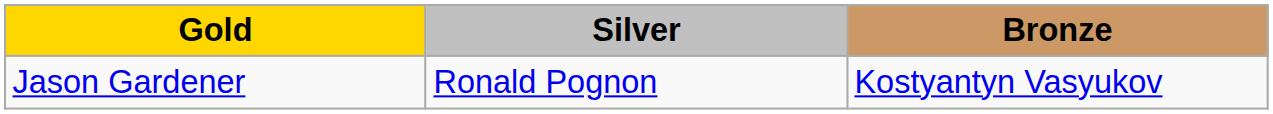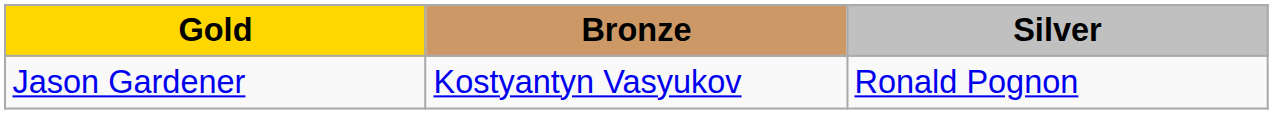columns swapped: (636, 30) <-> (1057, 30)
